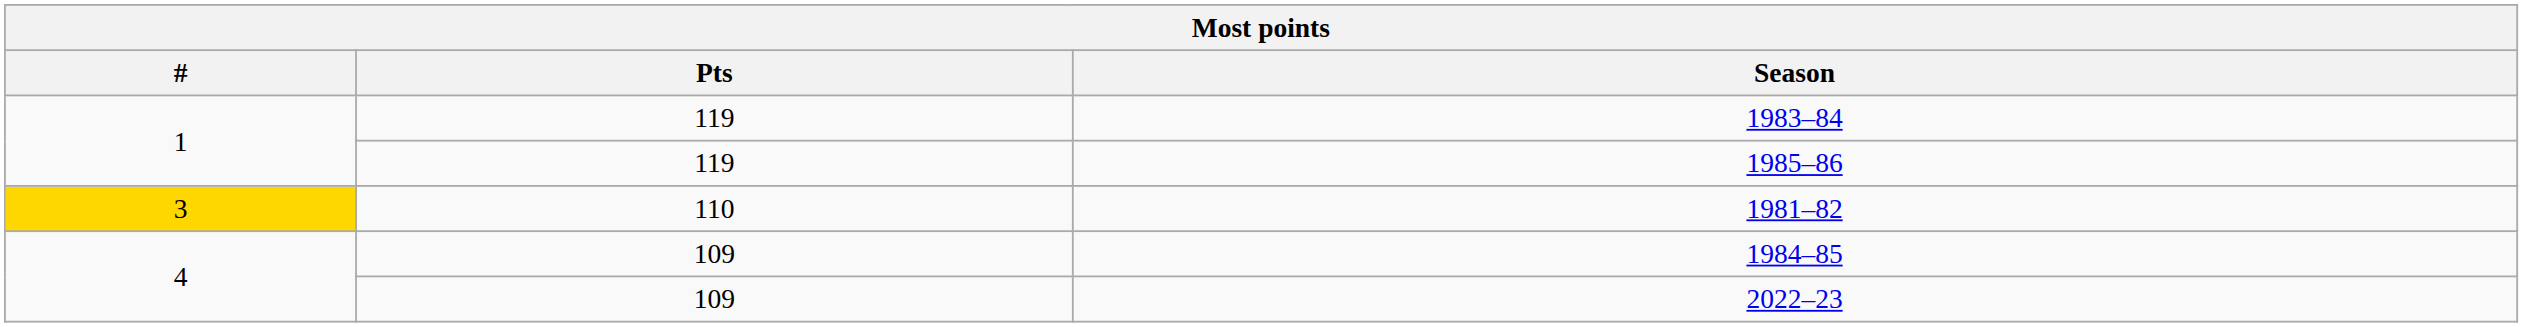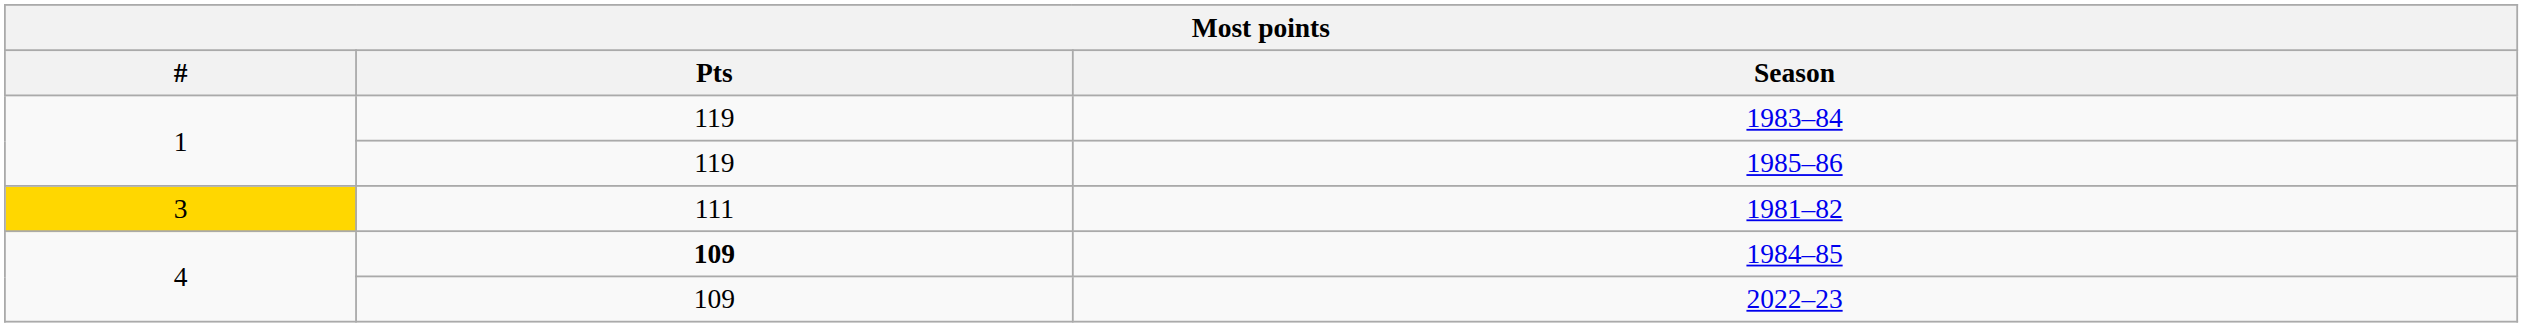(714, 208) 110 -> (714, 208) 111
(714, 254) normal -> (714, 254) bold
